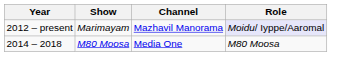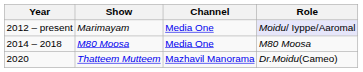(178, 28) Mazhavil Manorama -> (189, 28) Media One
+ row: (119, 59)
